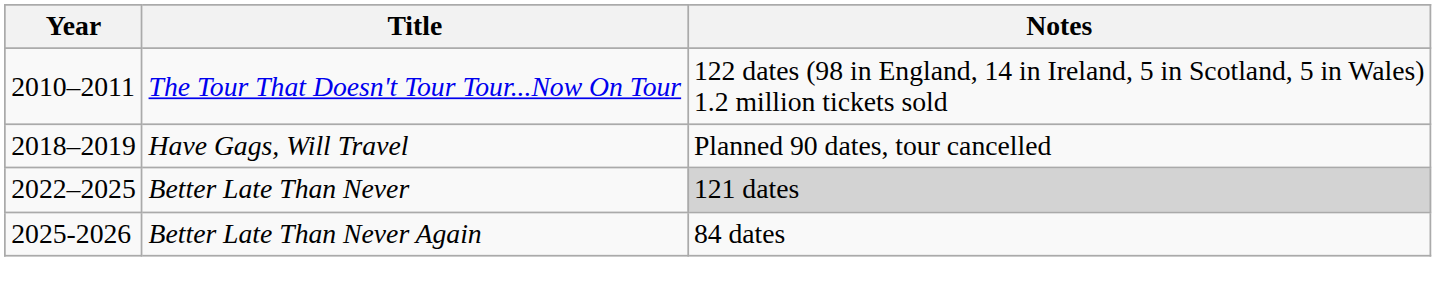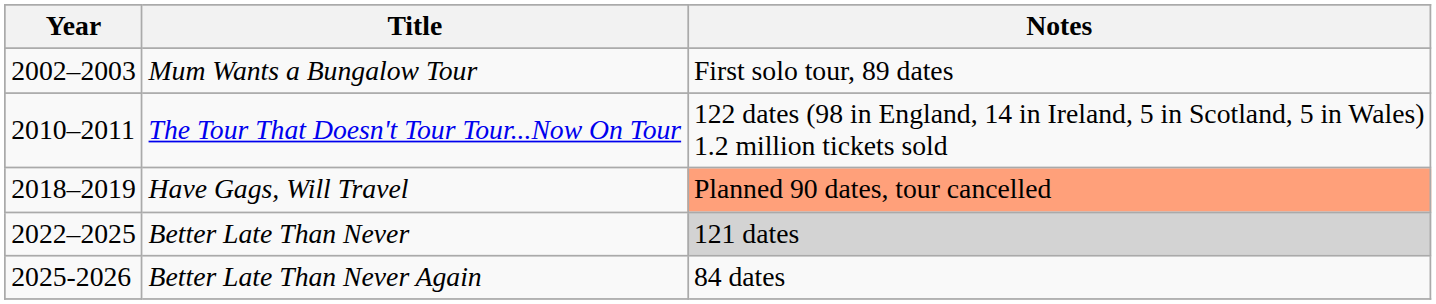+ row: (313, 70)
(873, 145) no background -> (873, 189) lightsalmon background
